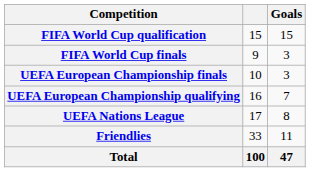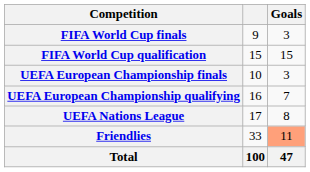rows swapped: (124, 55) <-> (124, 34)
(286, 136) no background -> (286, 136) lightsalmon background
